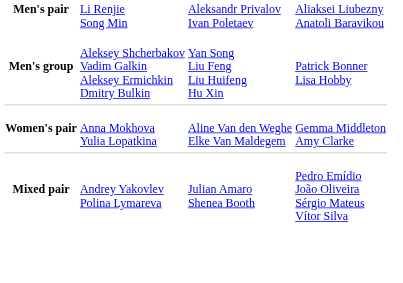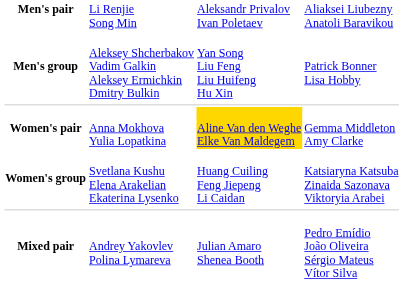(240, 134) no background -> (249, 134) gold background
+ row: (46, 178)
